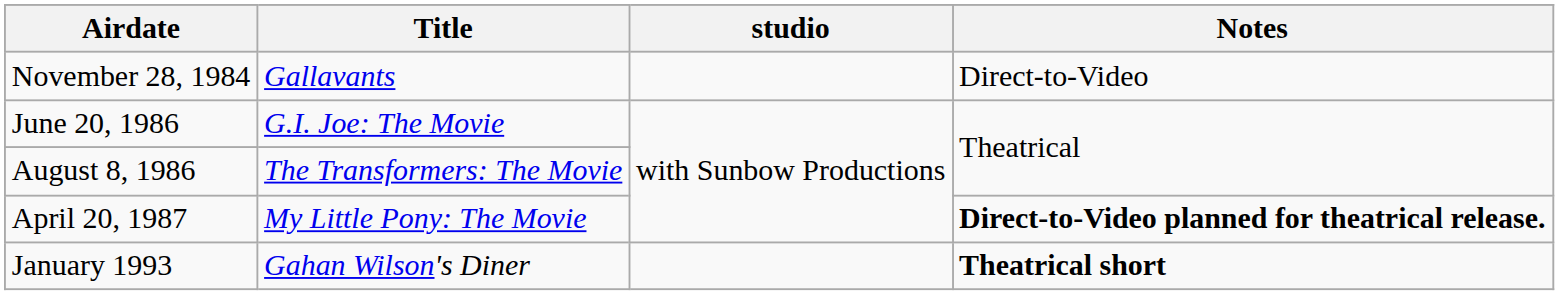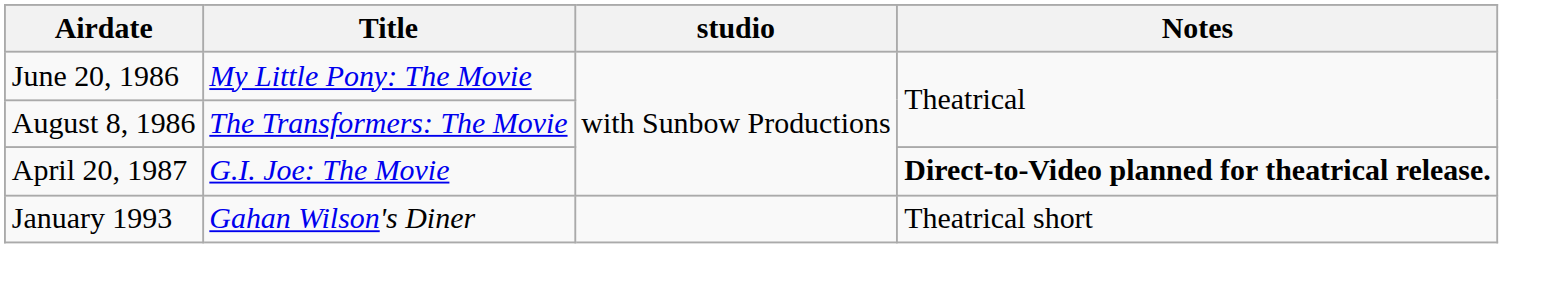- row: (131, 75)
(384, 123) G.I. Joe: The Movie -> (371, 75) My Little Pony: The Movie
(425, 218) My Little Pony: The Movie -> (329, 170) G.I. Joe: The Movie
(1063, 265) bold -> (999, 218) normal
